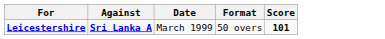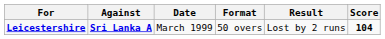+ column: (306, 12)
(281, 27) 101 -> (364, 27) 104
